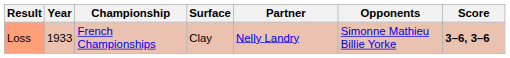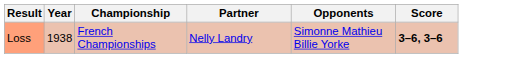- column: (210, 13)
(60, 37) 1933 -> (60, 37) 1938
